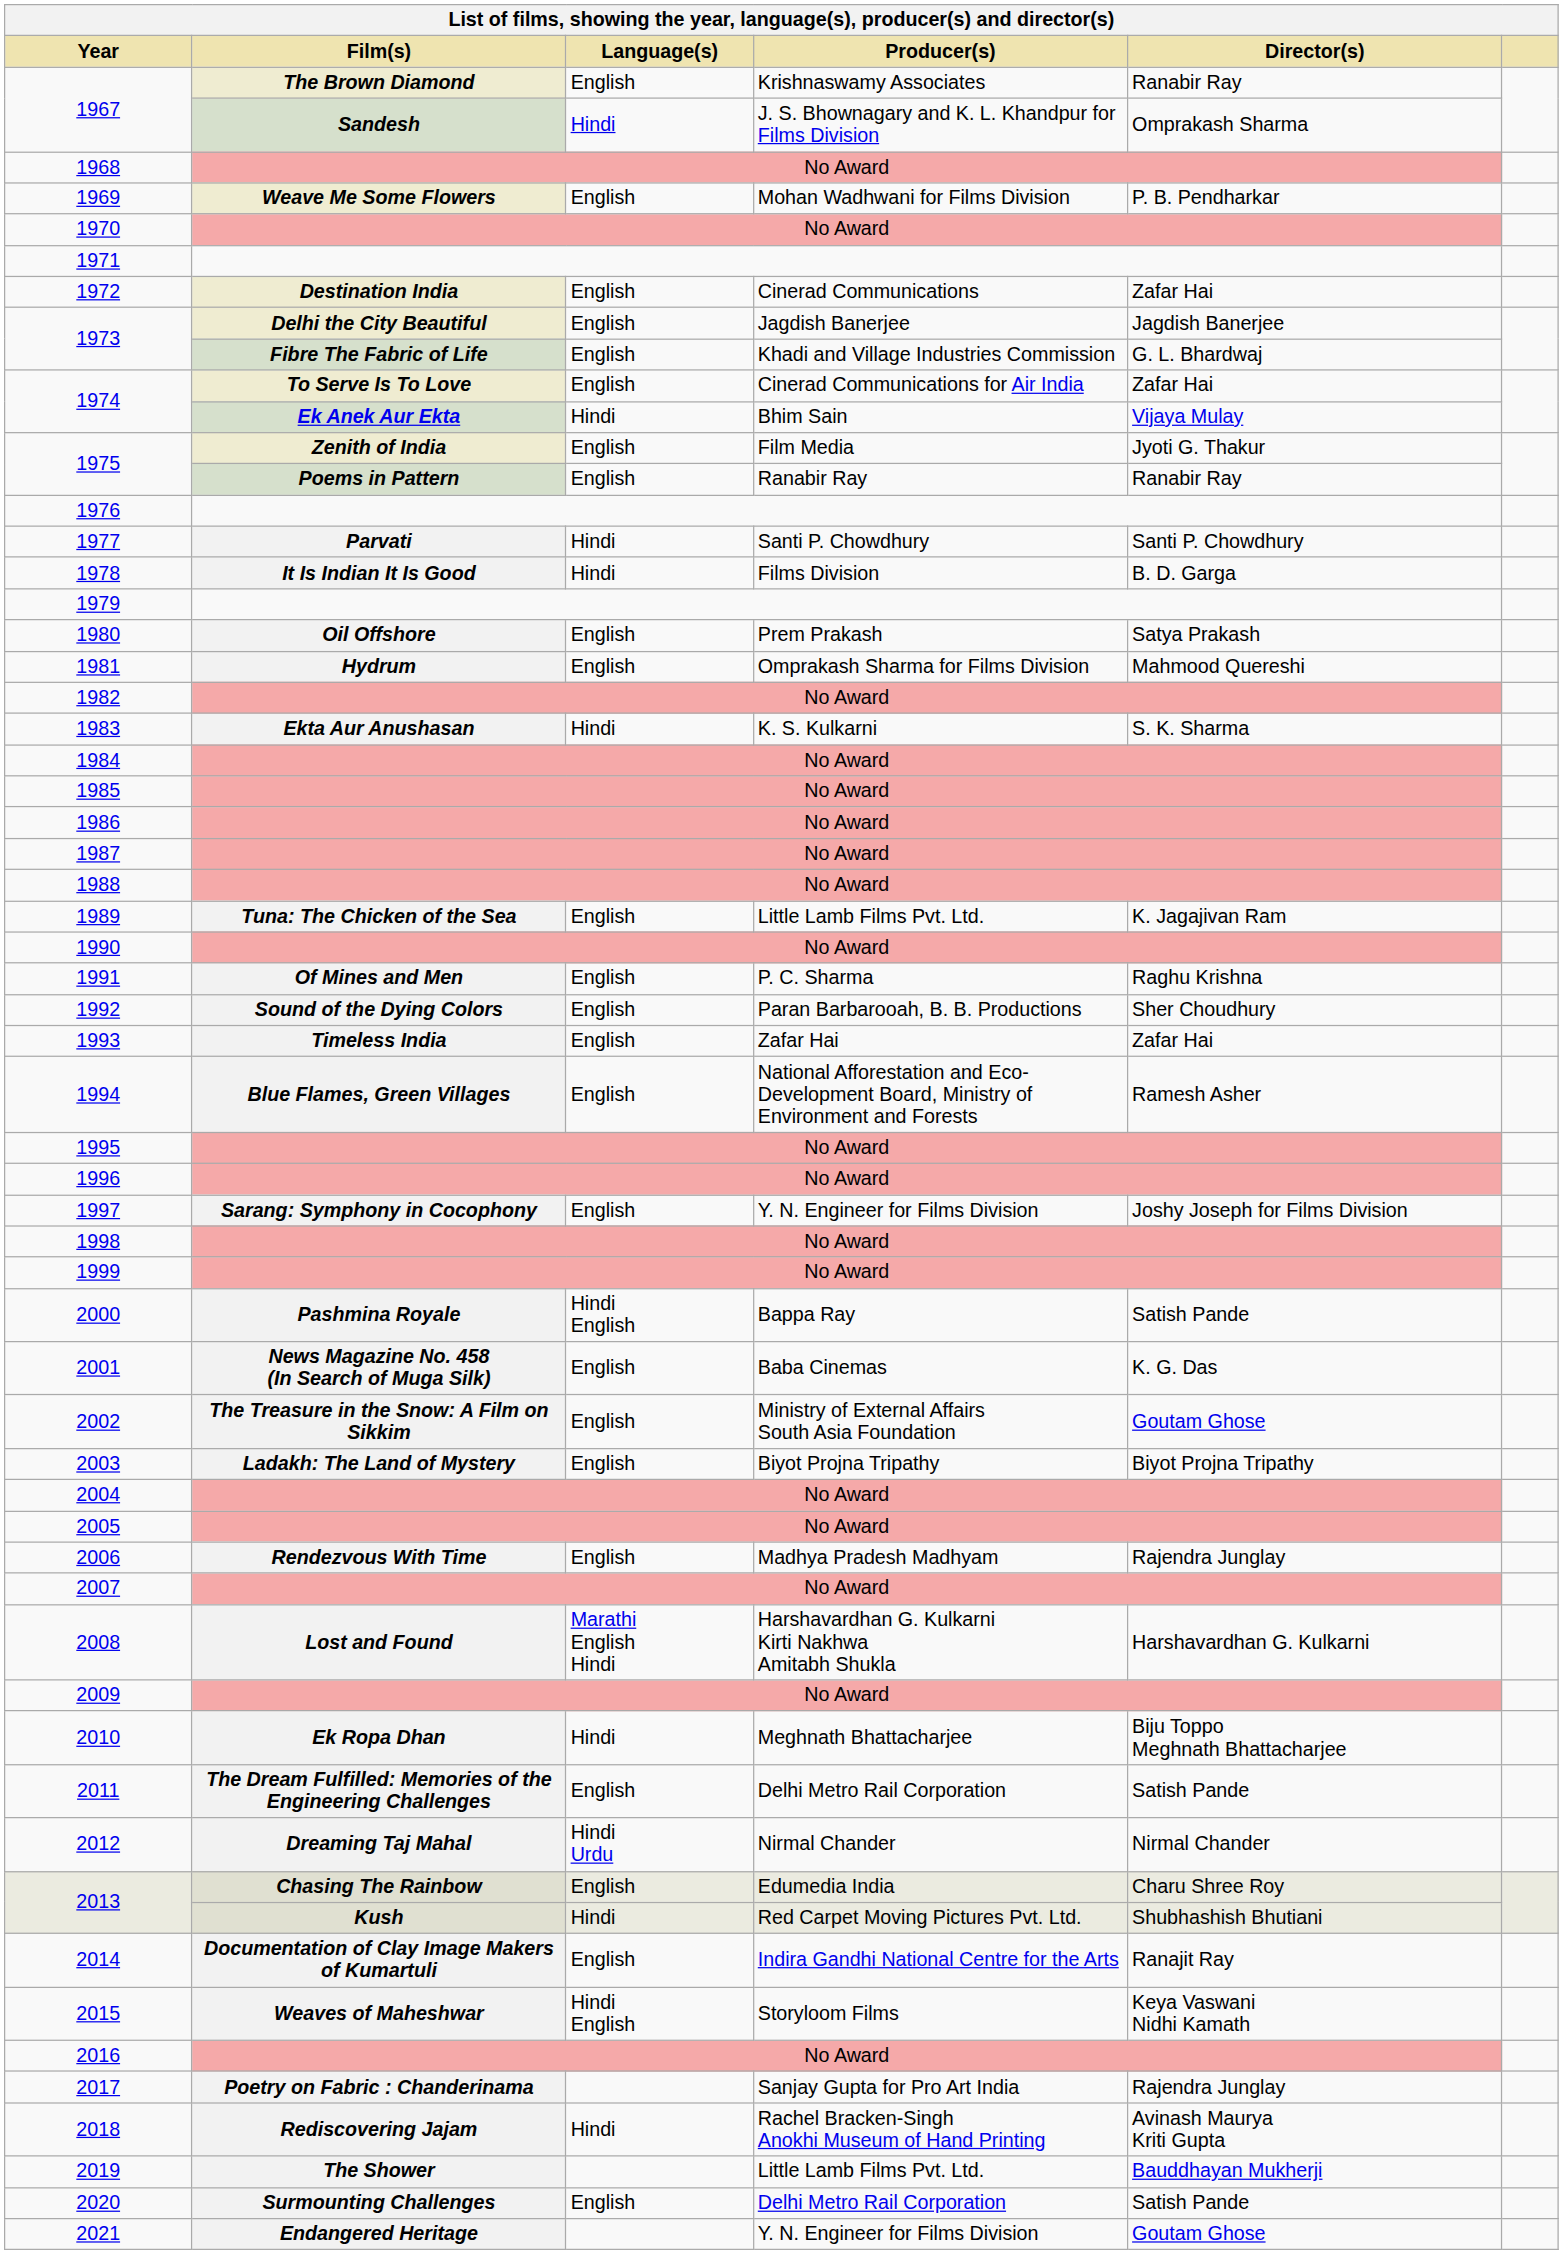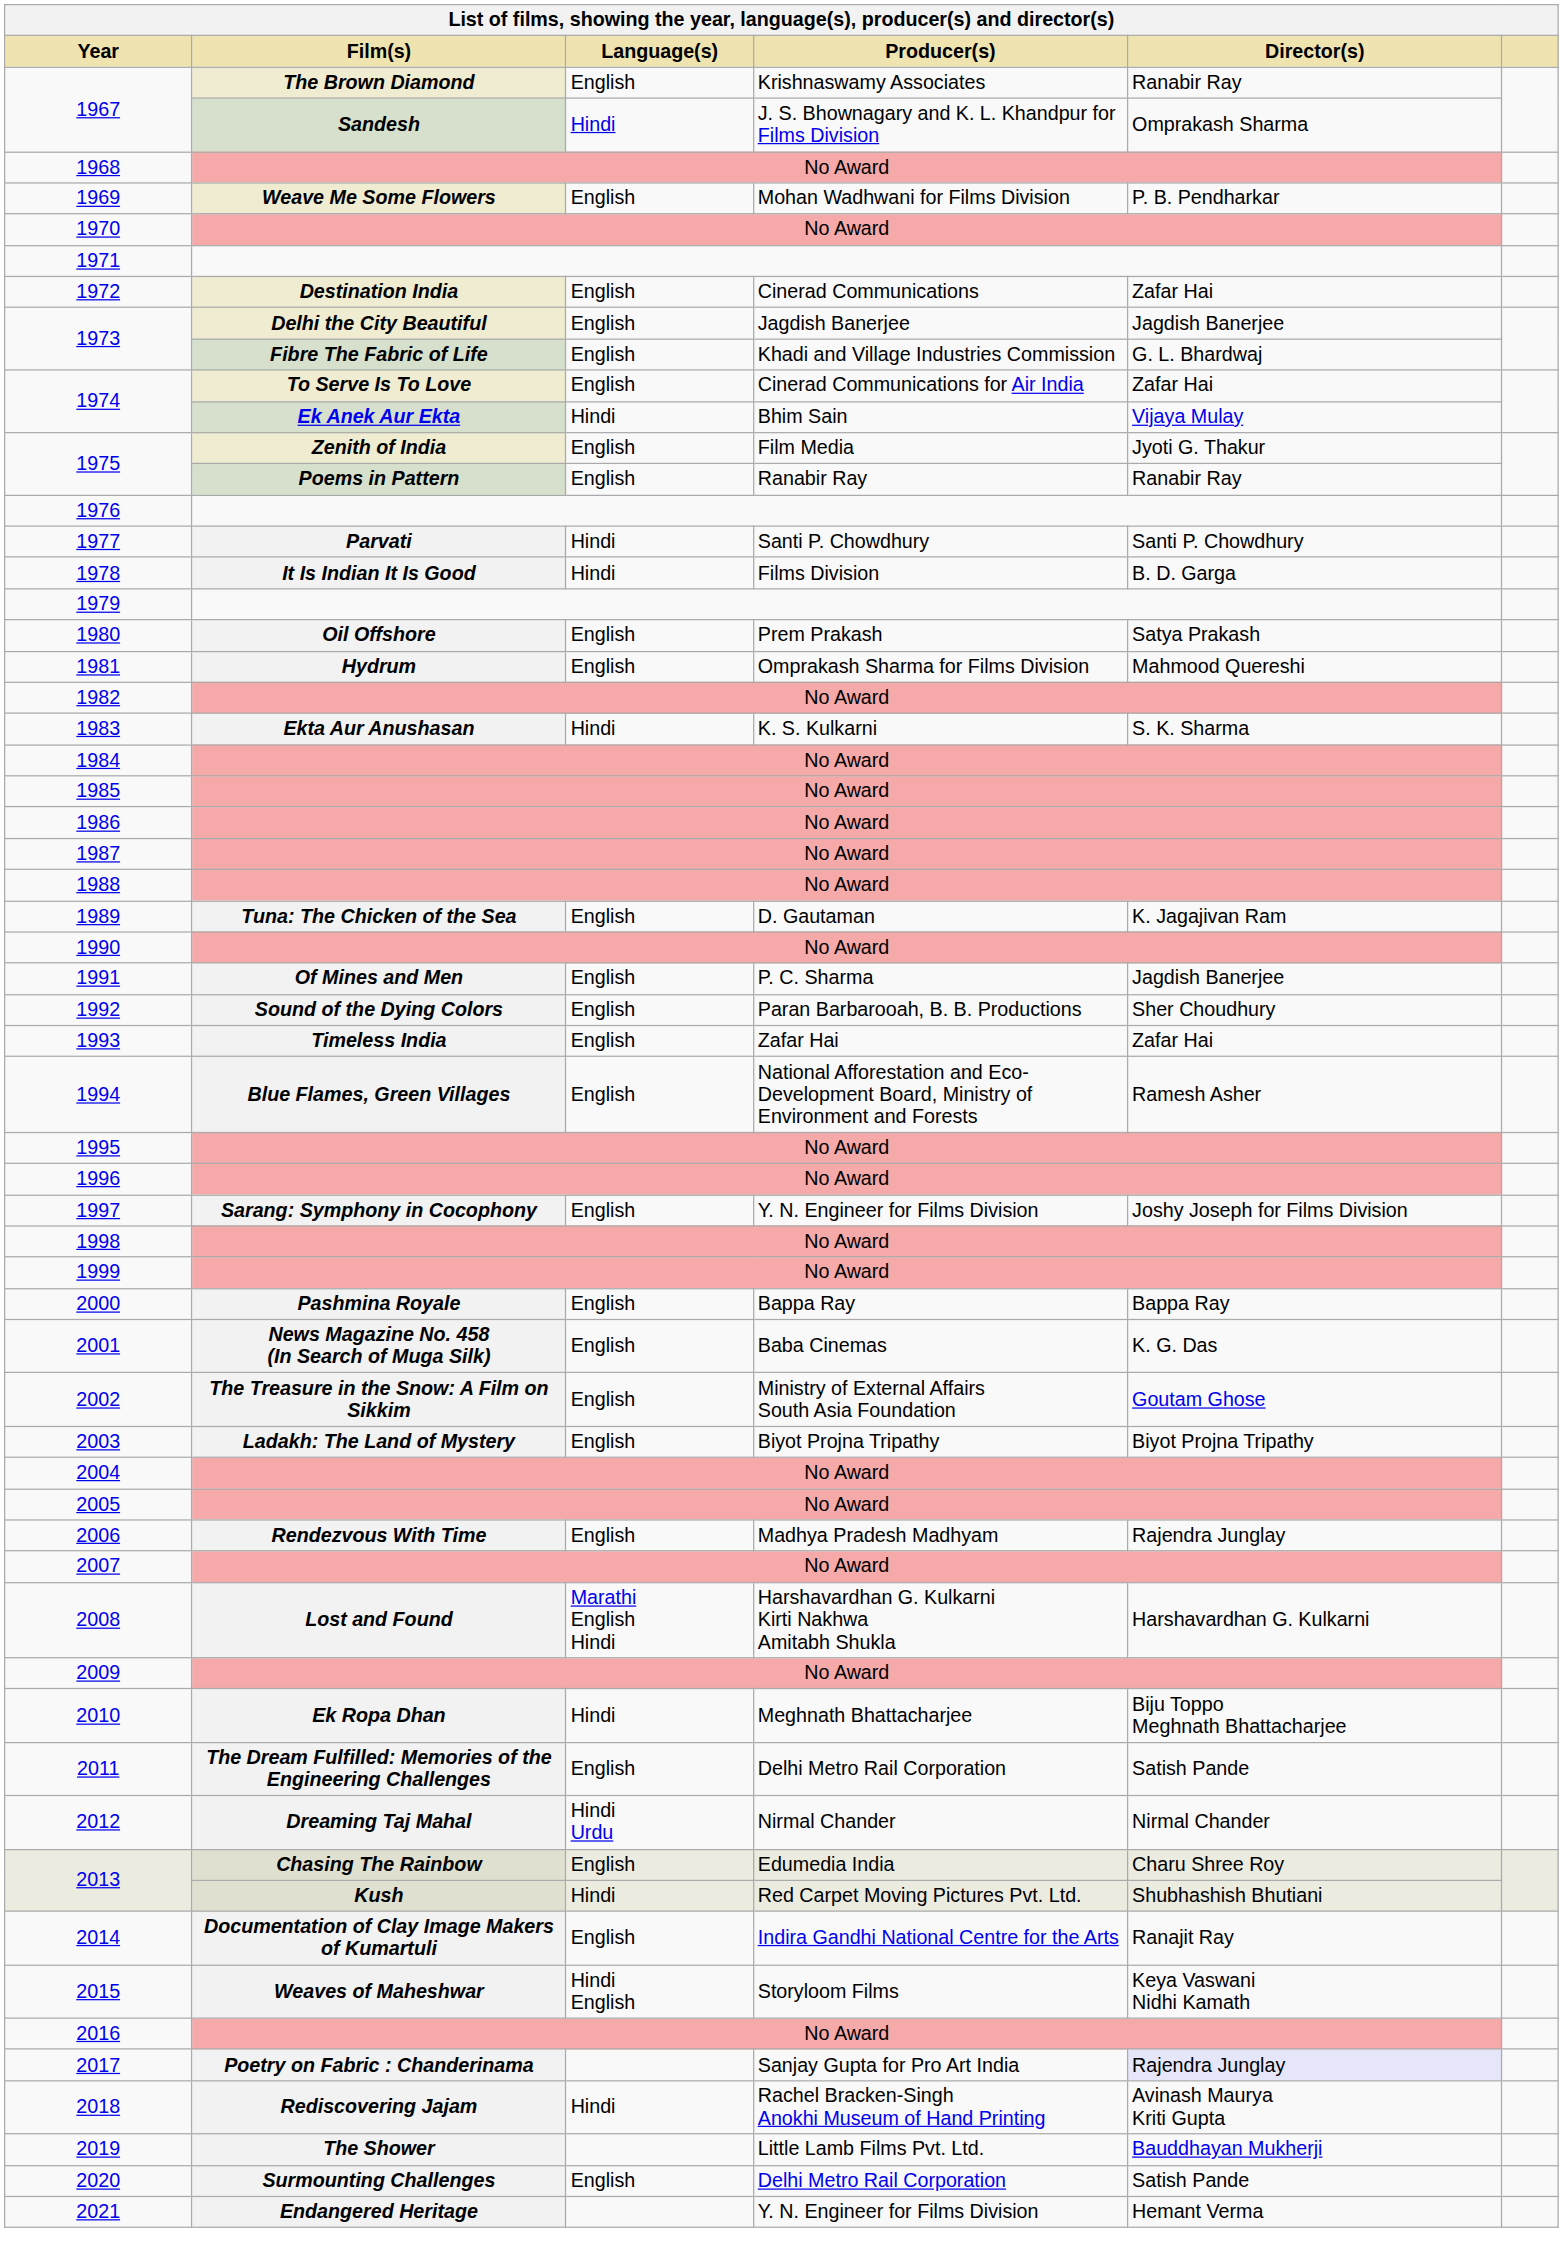(871, 916) Little Lamb Films Pvt. Ltd. -> (816, 916) D. Gautaman
(1197, 978) Raghu Krishna -> (1208, 978) Jagdish Banerjee
(603, 1314) Hindi English -> (603, 1303) English
(1191, 1314) Satish Pande -> (1181, 1303) Bappa Ray
(1209, 2086) no background -> (1209, 2064) lavender background
(1199, 2233) Goutam Ghose -> (1198, 2211) Hemant Verma
